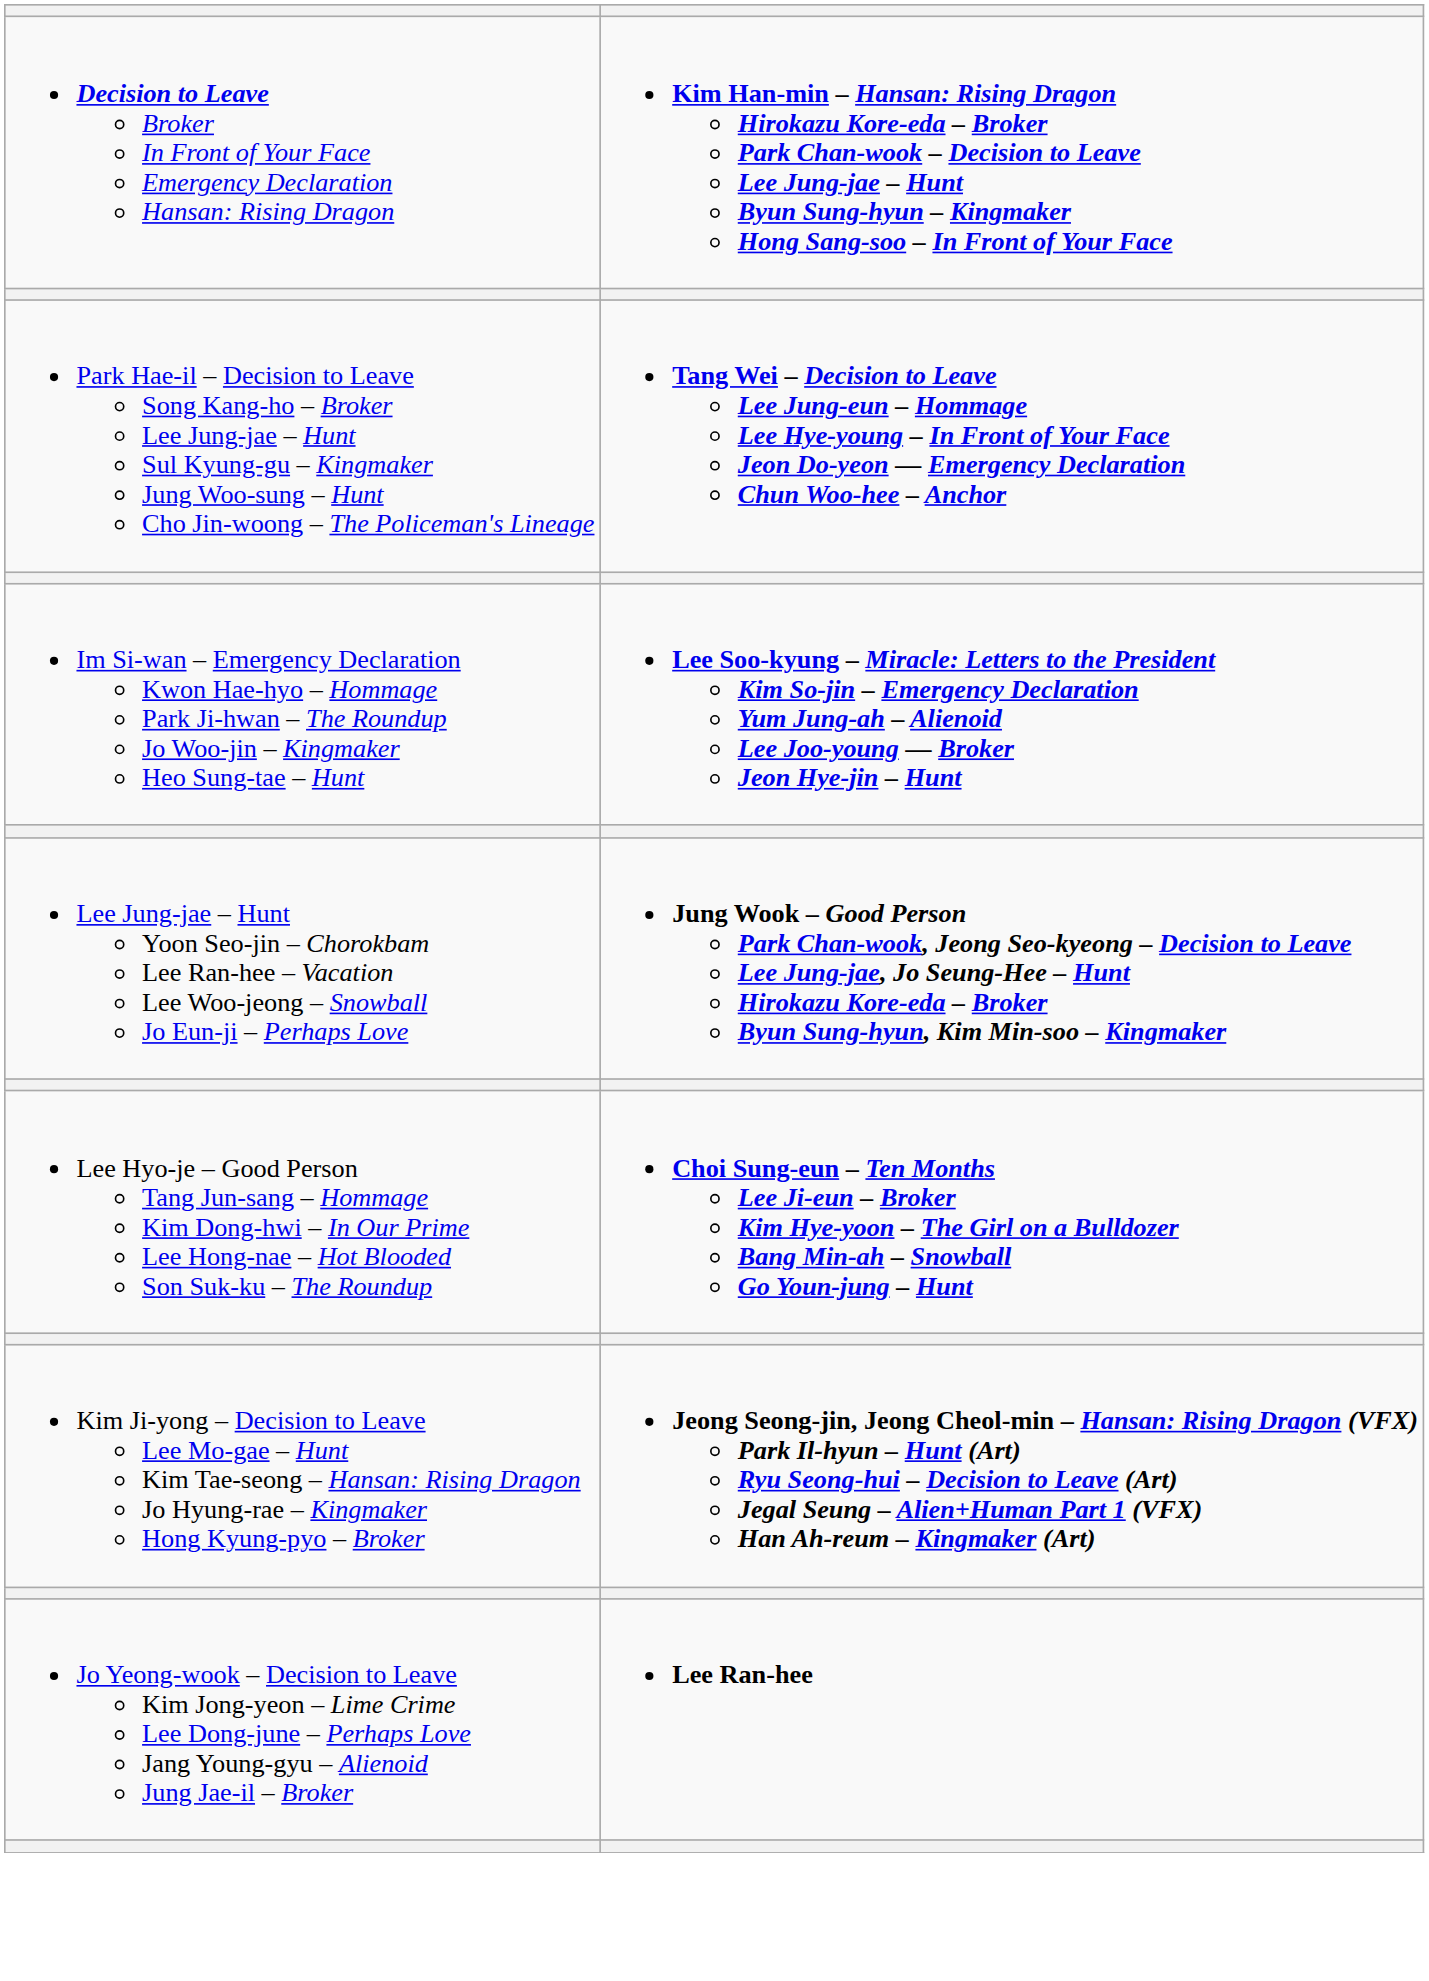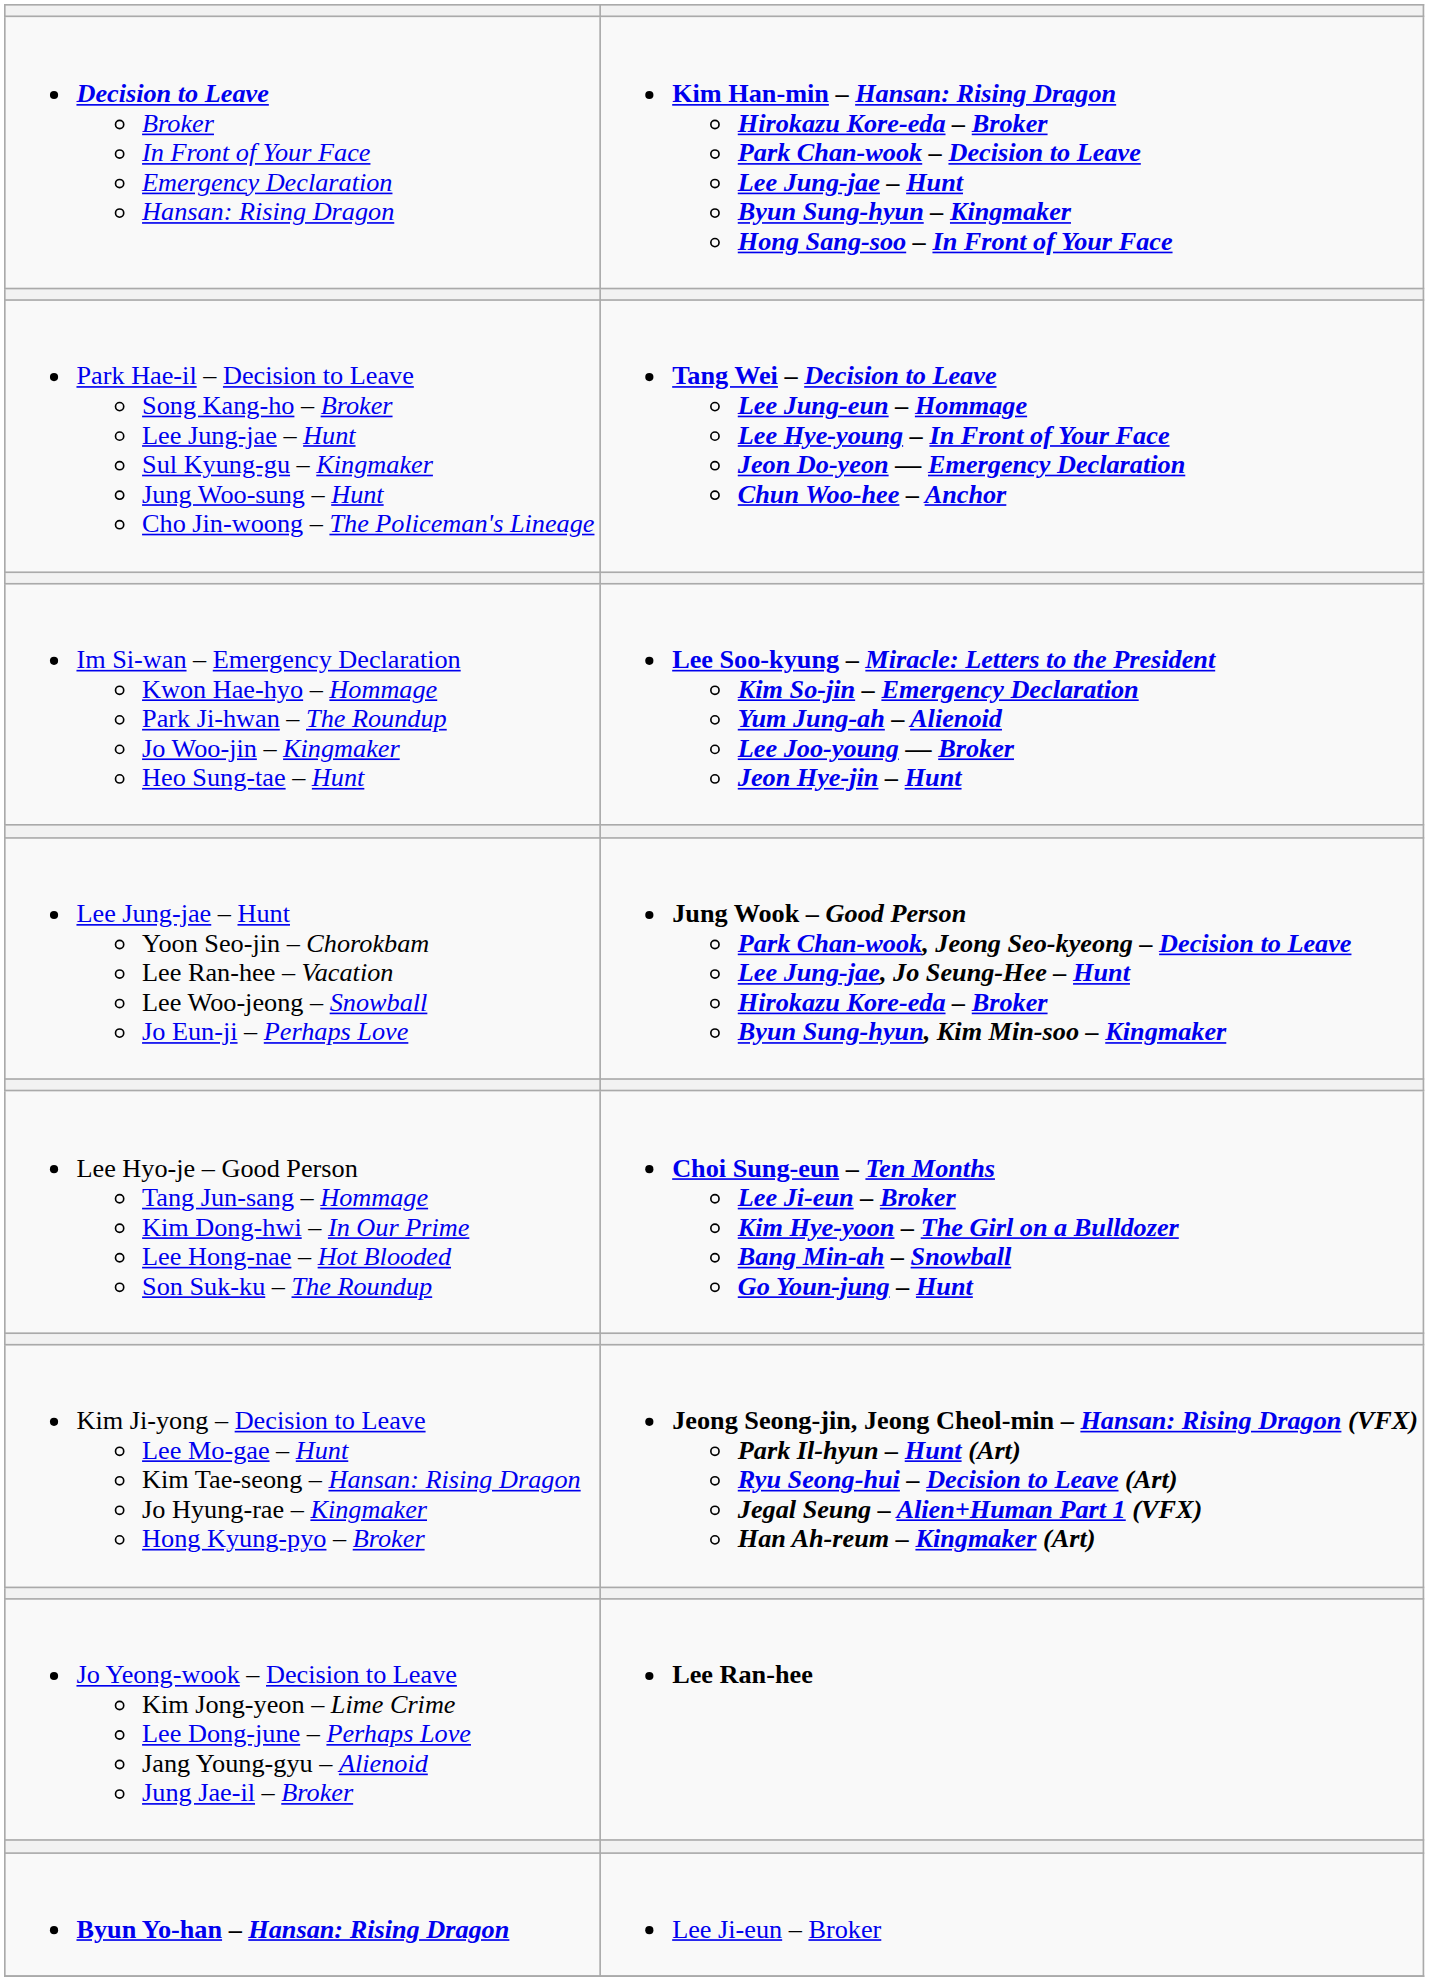+ row: (303, 1929)
